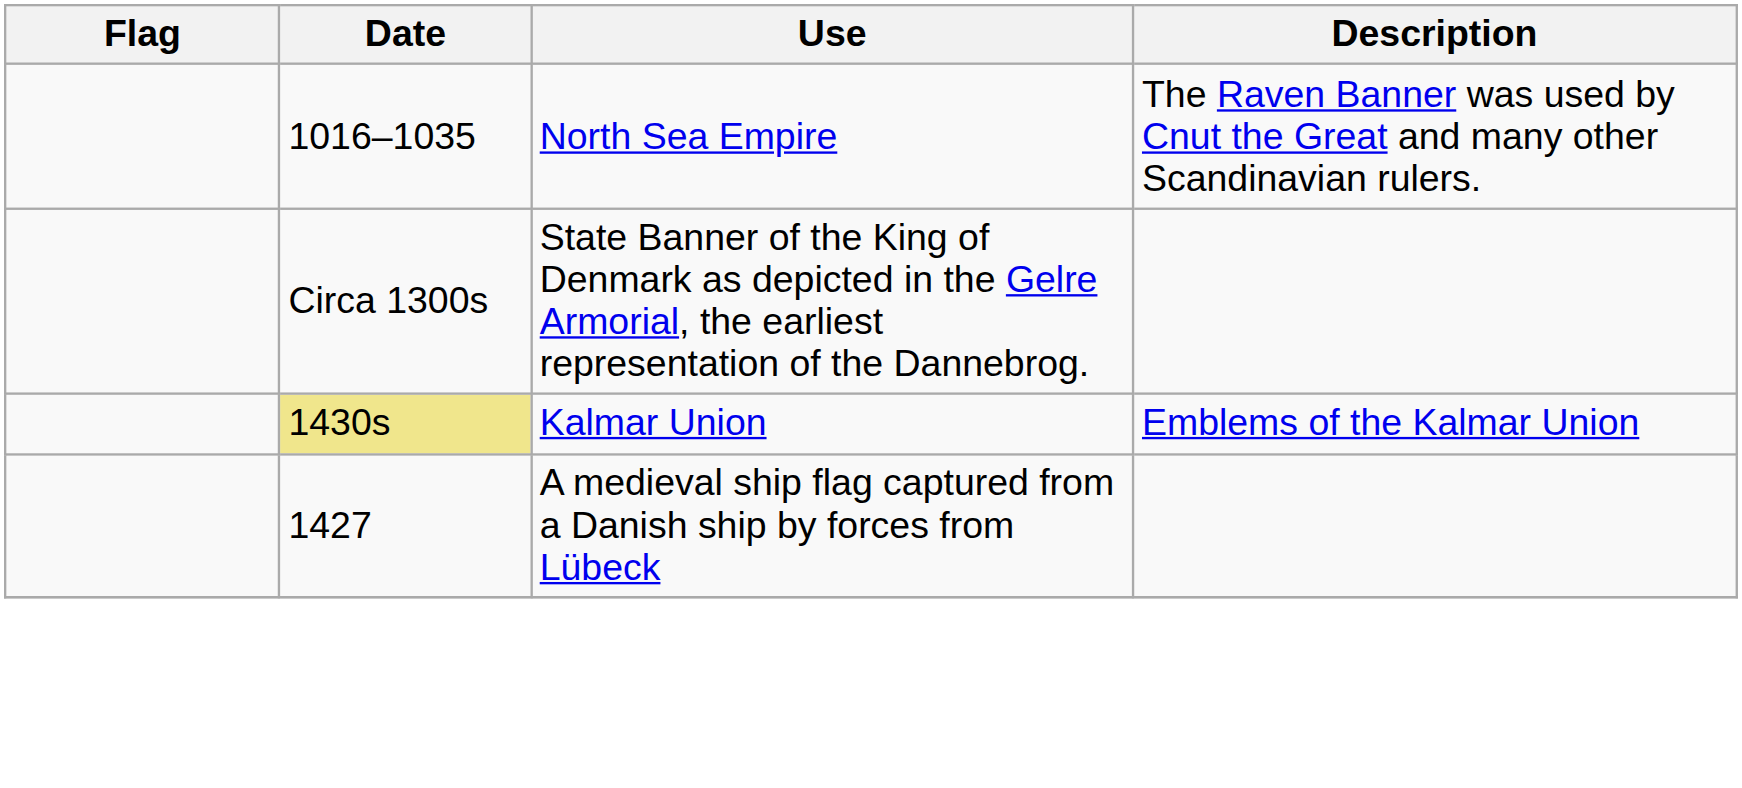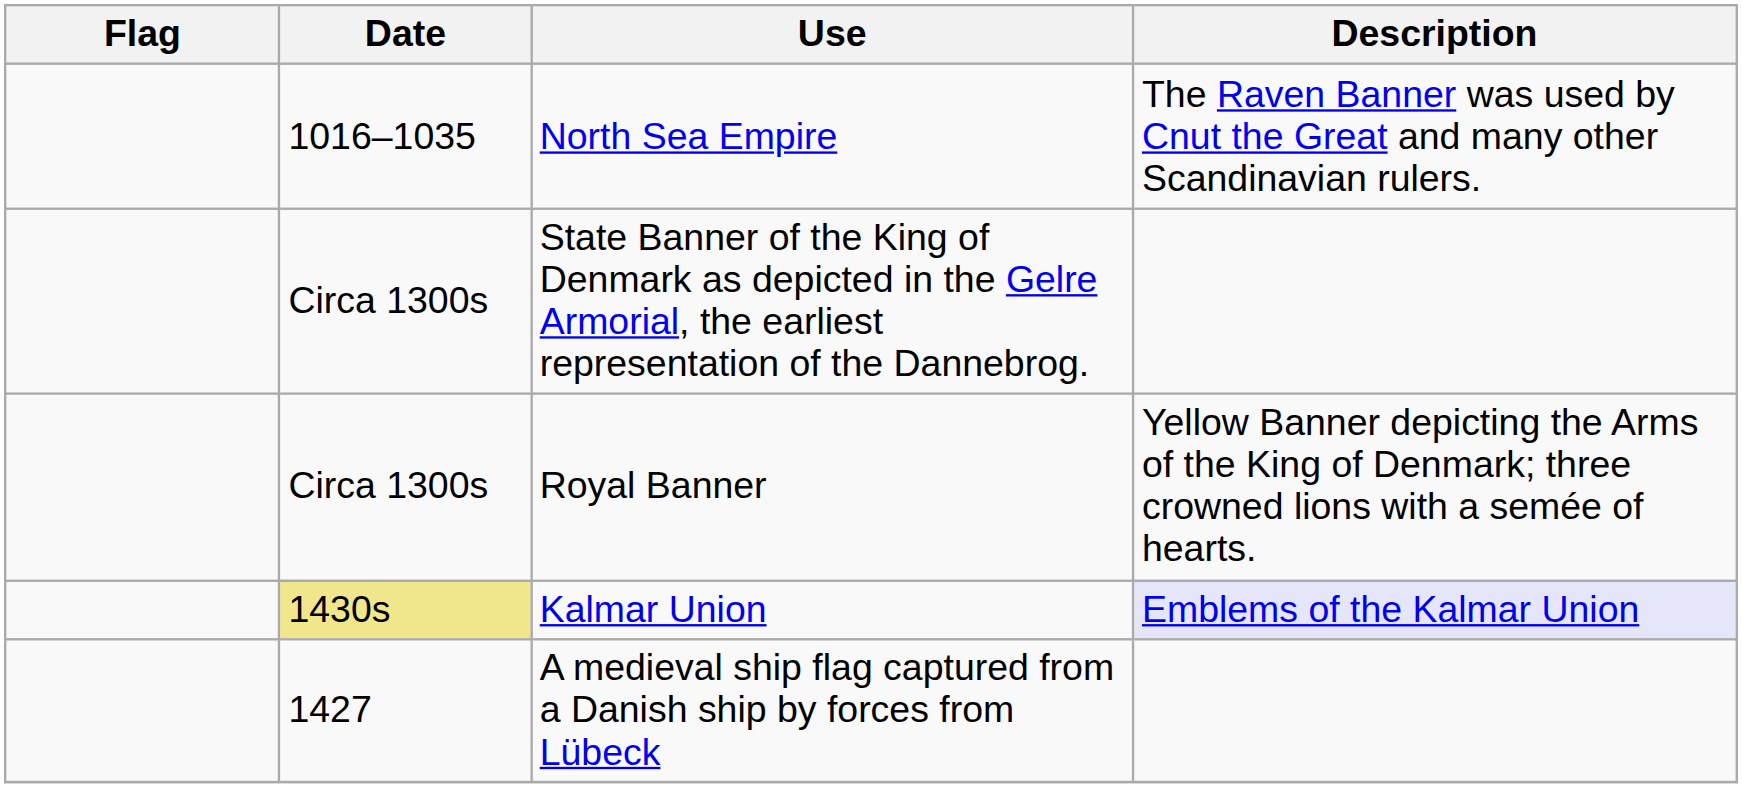+ row: (653, 486)
(1391, 422) no background -> (1391, 608) lavender background
